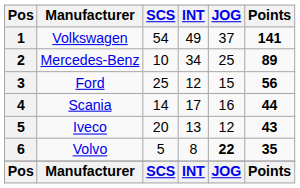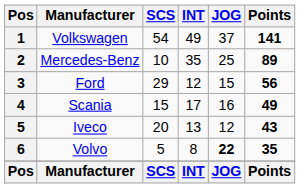(193, 60) 34 -> (193, 60) 35
(161, 83) 25 -> (161, 83) 29
(161, 105) 14 -> (161, 105) 15
(270, 105) 44 -> (270, 105) 49
